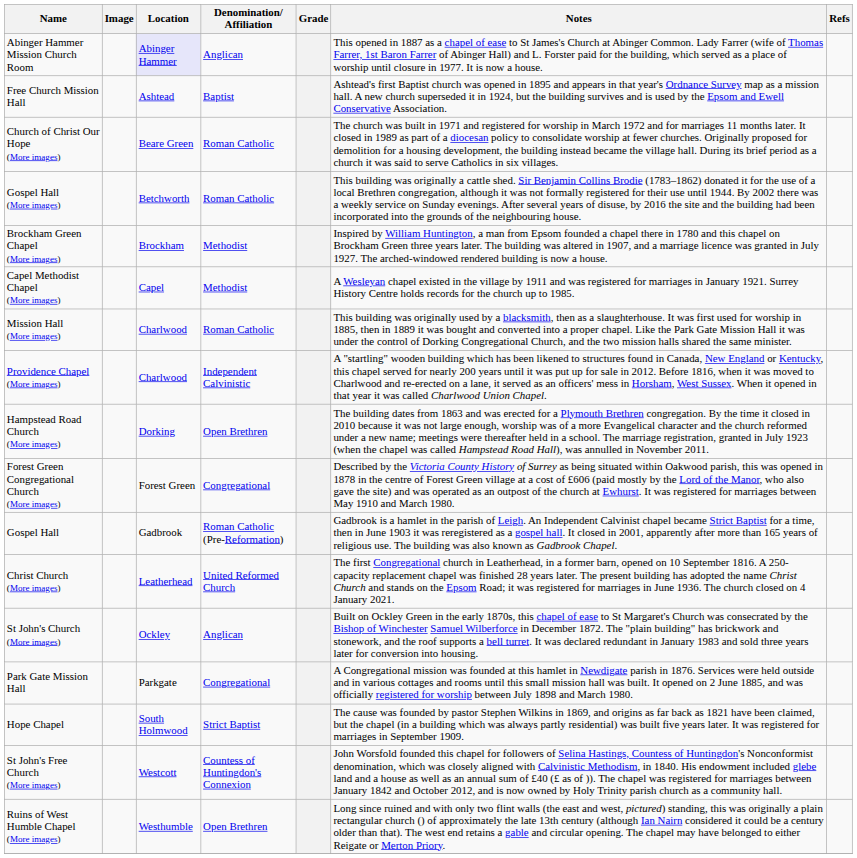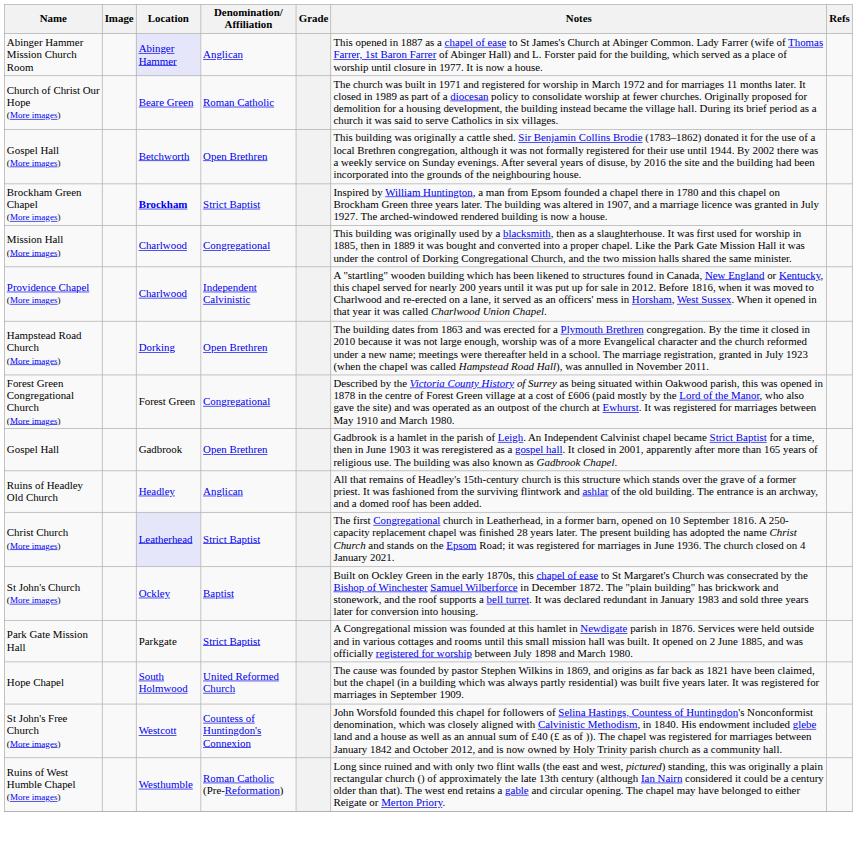- row: (53, 96)
(239, 198) Roman Catholic -> (235, 156) Open Brethren
(161, 246) normal -> (163, 204) bold
(225, 246) Methodist -> (232, 204) Strict Baptist
- row: (43, 288)
(239, 329) Roman Catholic -> (237, 246) Congregational
(243, 533) Roman Catholic (Pre-Reformation) -> (235, 449) Open Brethren
+ row: (45, 491)
(166, 581) no background -> (166, 539) lavender background
(241, 581) United Reformed Church -> (232, 539) Strict Baptist
(223, 635) Anglican -> (219, 593) Baptist
(237, 683) Congregational -> (232, 641) Strict Baptist
(232, 724) Strict Baptist -> (241, 683) United Reformed Church
(235, 826) Open Brethren -> (243, 784) Roman Catholic (Pre-Reformation)
